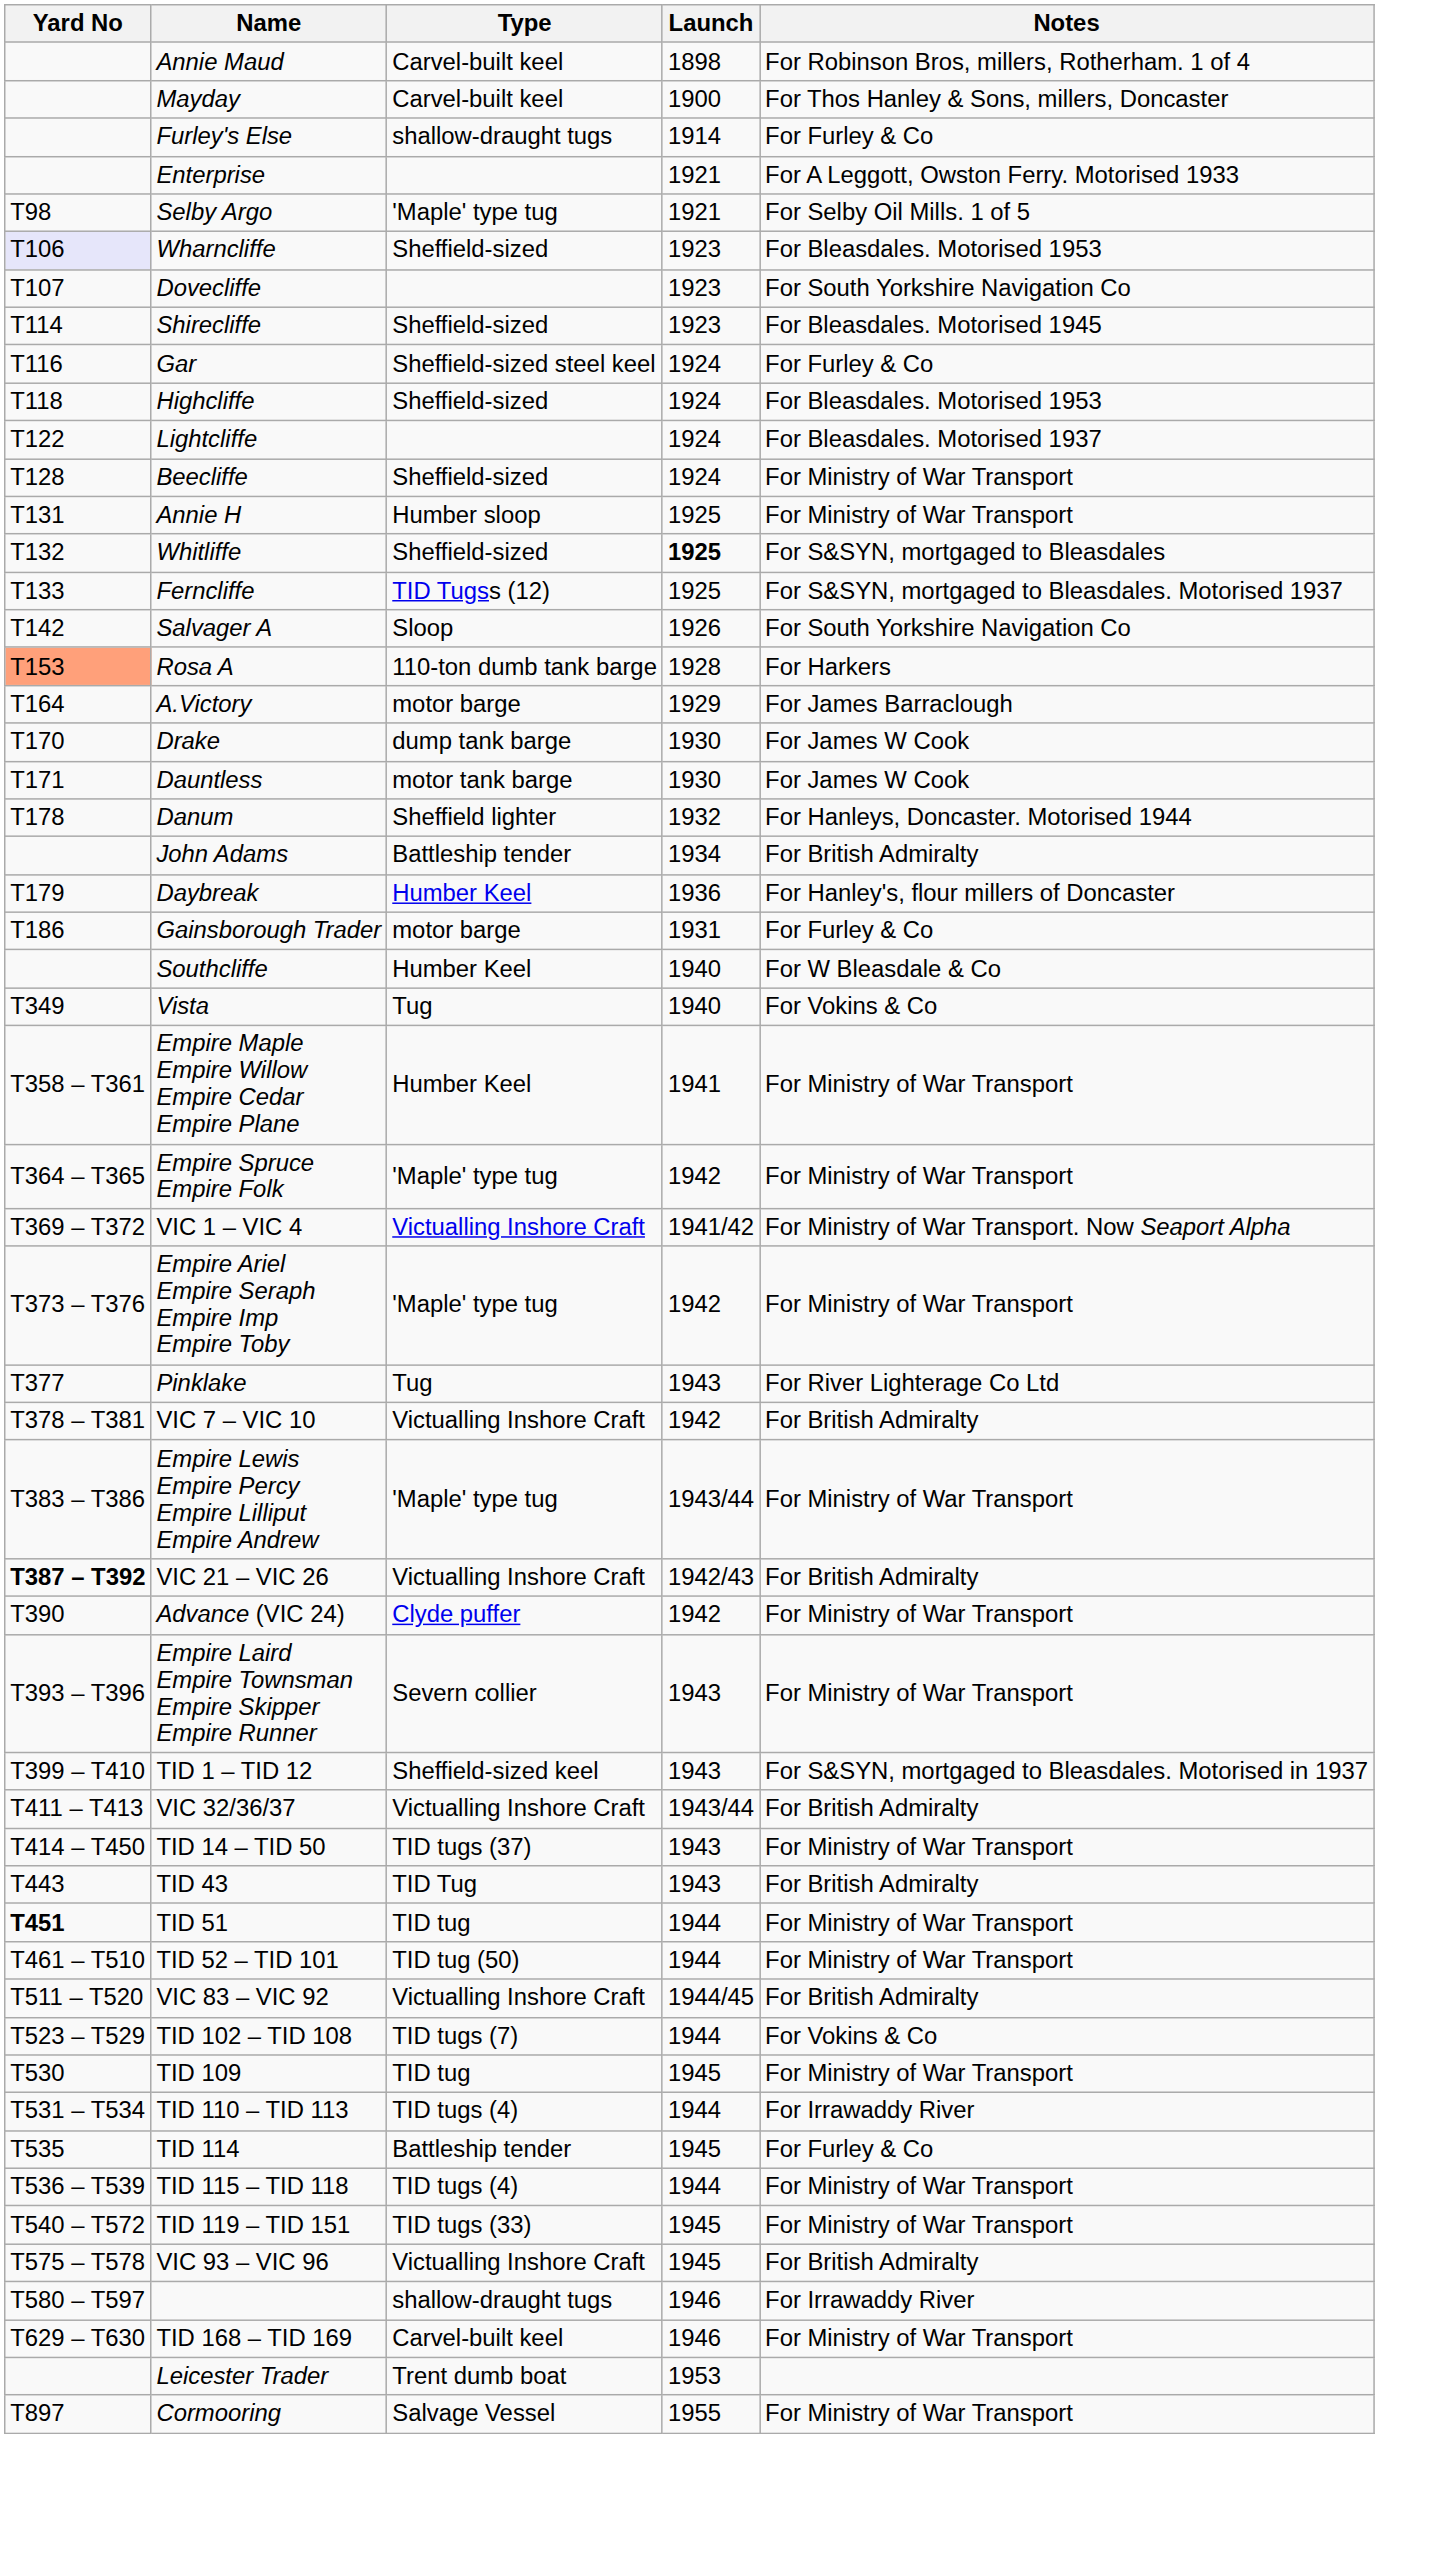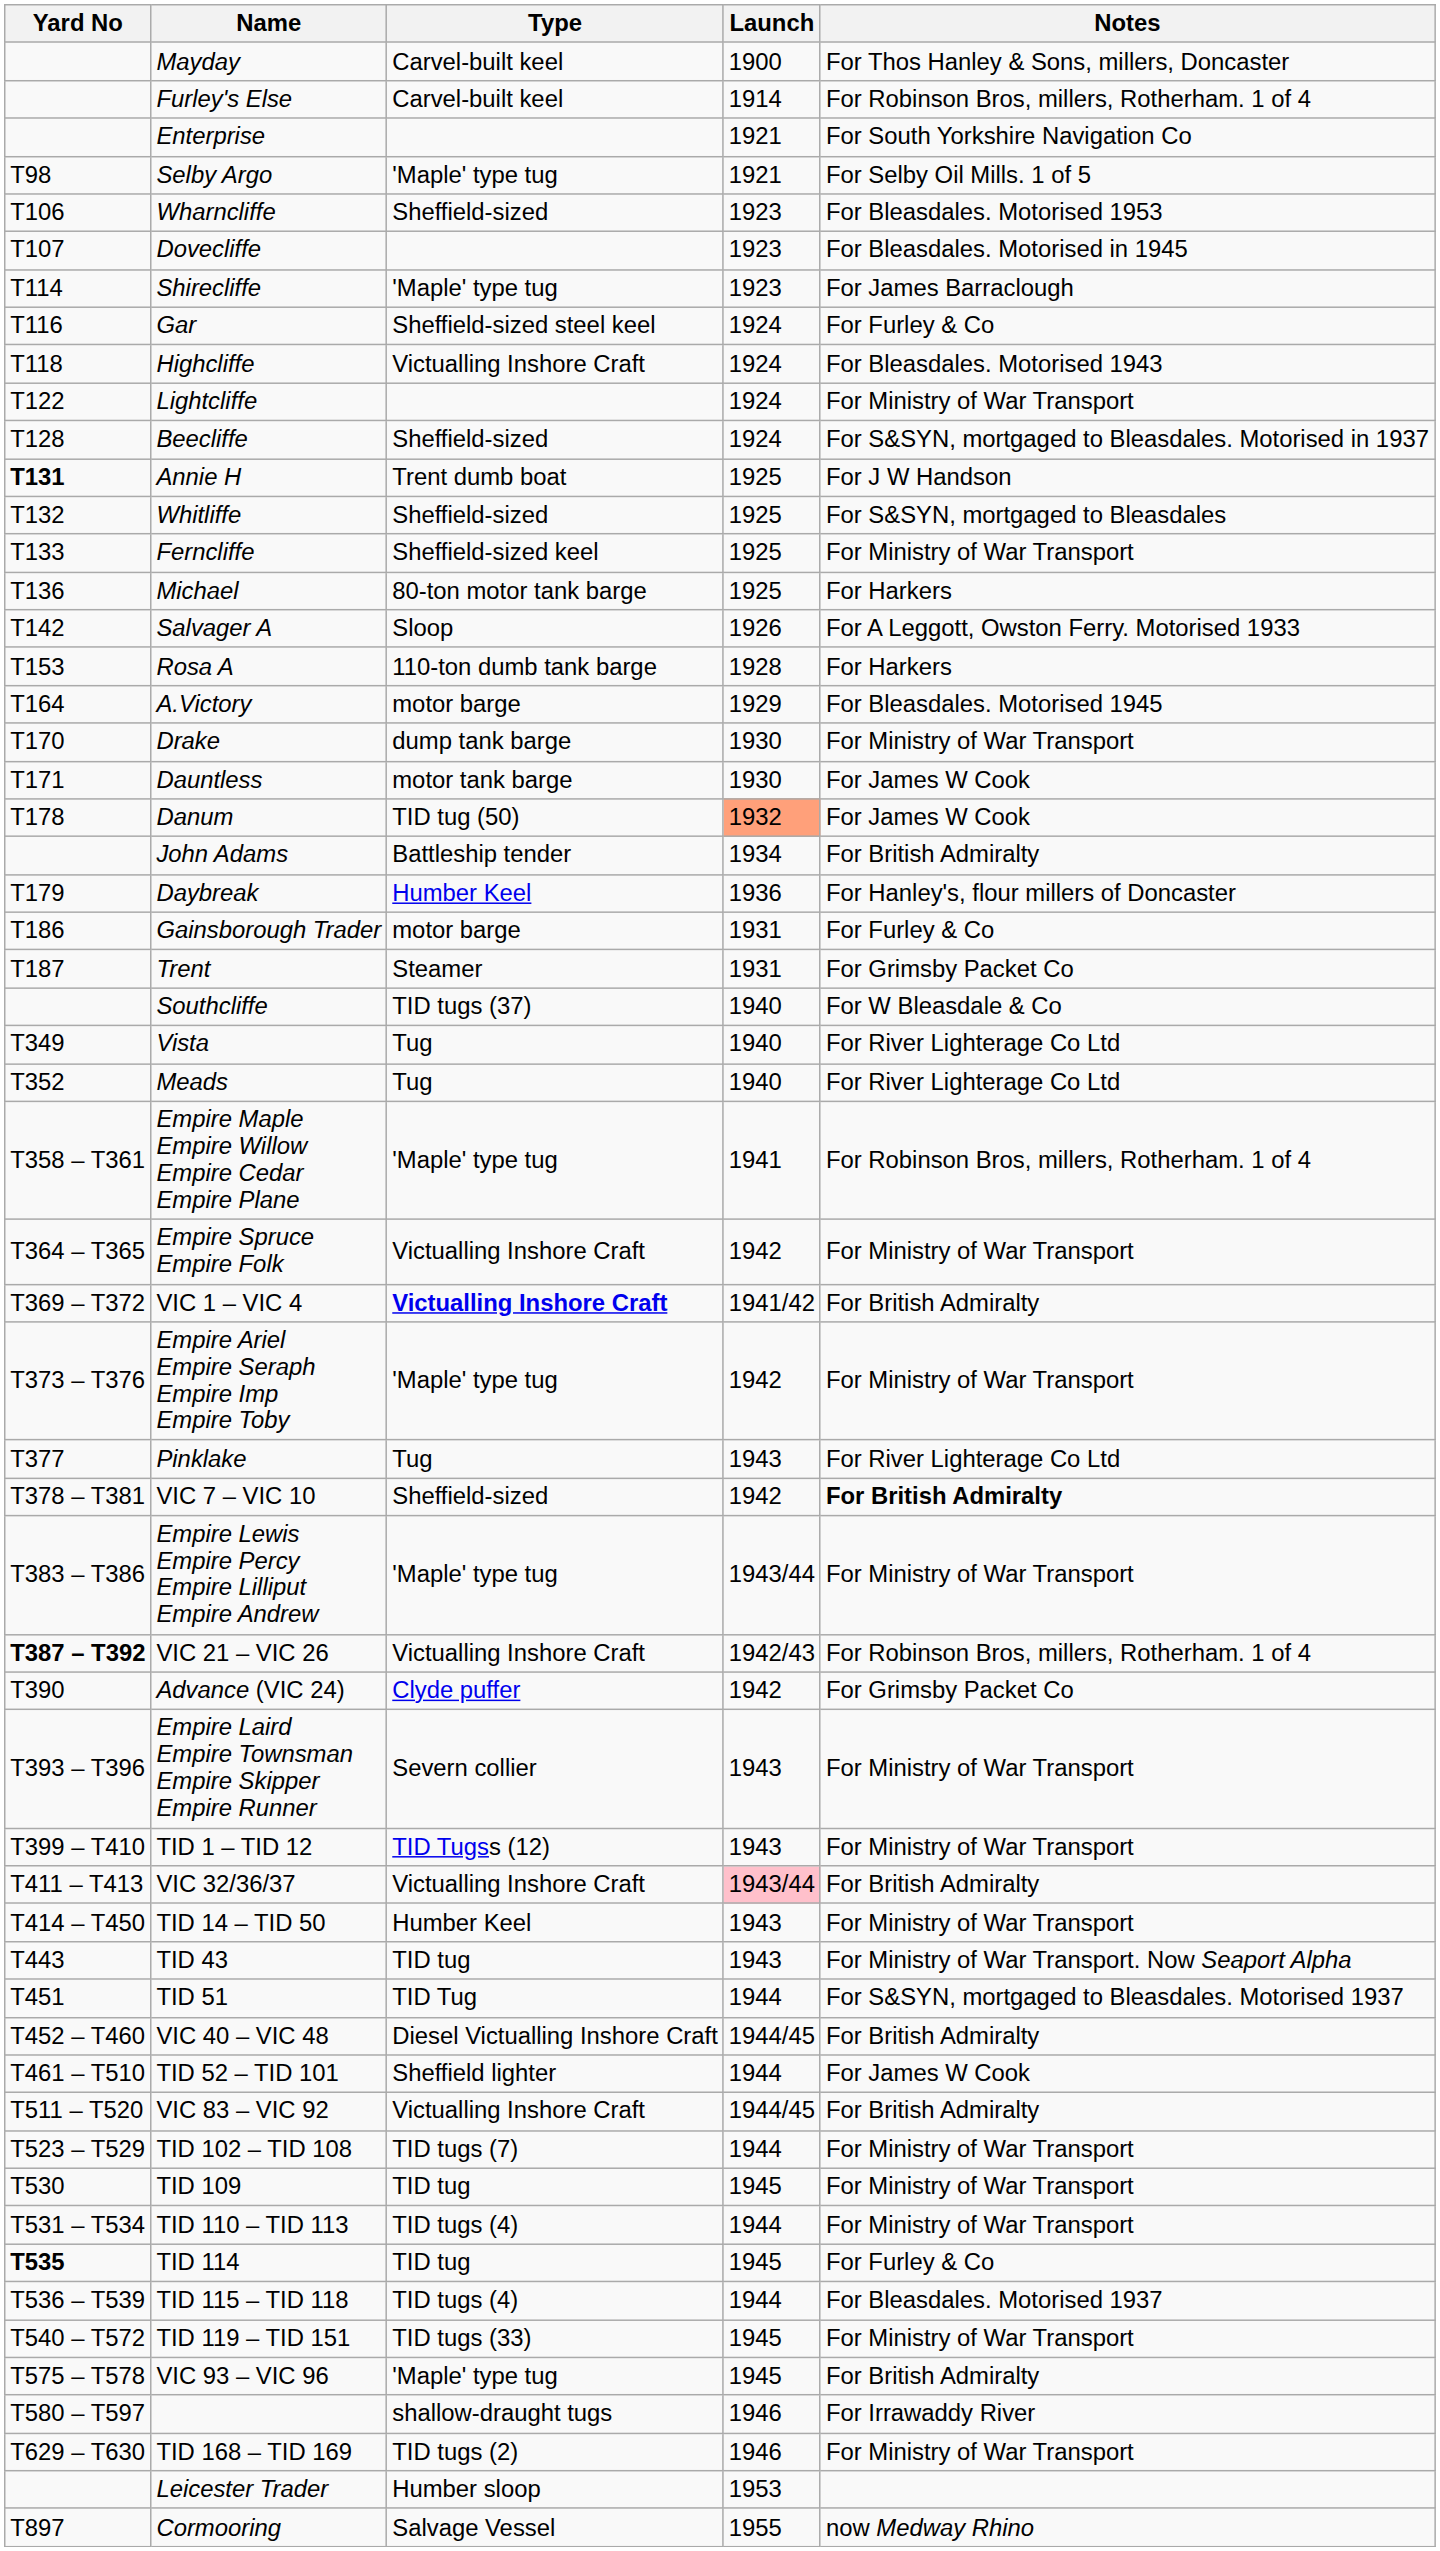- row: (220, 61)
(502, 136) shallow-draught tugs -> (478, 99) Carvel-built keel
(849, 136) For Furley & Co -> (1068, 99) For Robinson Bros, millers, Rotherham. 1 of 4
(1002, 174) For A Leggott, Owston Ferry. Motorised 1933 -> (1009, 136) For South Yorkshire Navigation Co
(37, 250) lavender background -> (37, 212) no background
(948, 288) For South Yorkshire Navigation Co -> (1007, 250) For Bleasdales. Motorised in 1945
(470, 325) Sheffield-sized -> (475, 288) 'Maple' type tug
(933, 325) For Bleasdales. Motorised 1945 -> (950, 288) For James Barraclough
(470, 401) Sheffield-sized -> (519, 363) Victualling Inshore Craft
(933, 401) For Bleasdales. Motorised 1953 -> (994, 363) For Bleasdales. Motorised 1943
(933, 439) For Bleasdales. Motorised 1937 -> (980, 401) For Ministry of War Transport
(919, 477) For Ministry of War Transport -> (1127, 439) For S&SYN, mortgaged to Bleasdales. Motorised in 1937
(37, 514) normal -> (37, 477) bold
(466, 514) Humber sloop -> (479, 477) Trent dumb boat
(919, 514) For Ministry of War Transport -> (919, 477) For J W Handson
(694, 552) bold -> (755, 514) normal
(471, 590) TID Tugss (12) -> (495, 552) Sheffield-sized keel
(1054, 590) For S&SYN, mortgaged to Bleasdales. Motorised 1937 -> (980, 552) For Ministry of War Transport
+ row: (198, 590)
(948, 628) For South Yorkshire Navigation Co -> (1063, 628) For A Leggott, Owston Ferry. Motorised 1933
(37, 666) lightsalmon background -> (37, 666) no background
(889, 703) For James Barraclough -> (994, 703) For Bleasdales. Motorised 1945
(867, 741) For James W Cook -> (980, 741) For Ministry of War Transport
(474, 817) Sheffield lighter -> (456, 817) TID tug (50)
(694, 817) no background -> (755, 817) lightsalmon background
(978, 817) For Hanleys, Doncaster. Motorised 1944 -> (928, 817) For James W Cook
+ row: (183, 968)
(462, 968) Humber Keel -> (462, 1006) TID tugs (37)
(851, 1006) For Vokins & Co -> (973, 1044) For River Lighterage Co Ltd
+ row: (192, 1082)
(462, 1084) Humber Keel -> (475, 1160) 'Maple' type tug
(919, 1084) For Ministry of War Transport -> (1068, 1160) For Robinson Bros, millers, Rotherham. 1 of 4
(475, 1175) 'Maple' type tug -> (519, 1251) Victualling Inshore Craft
(519, 1227) normal -> (530, 1302) bold
(1028, 1227) For Ministry of War Transport. Now Seaport Alpha -> (933, 1302) For British Admiralty
(519, 1421) Victualling Inshore Craft -> (470, 1496) Sheffield-sized
(872, 1421) normal -> (944, 1496) bold
(872, 1577) For British Admiralty -> (1068, 1652) For Robinson Bros, millers, Rotherham. 1 of 4
(919, 1614) For Ministry of War Transport -> (950, 1690) For Grimsby Packet Co
(495, 1770) Sheffield-sized keel -> (471, 1846) TID Tugss (12)
(1067, 1770) For S&SYN, mortgaged to Bleasdales. Motorised in 1937 -> (980, 1846) For Ministry of War Transport
(711, 1808) no background -> (772, 1884) pink background
(462, 1846) TID tugs (37) -> (462, 1922) Humber Keel
(435, 1884) TID Tug -> (431, 1960) TID tug
(872, 1884) For British Admiralty -> (1089, 1960) For Ministry of War Transport. Now Seaport Alpha
(37, 1922) bold -> (37, 1997) normal
(431, 1922) TID tug -> (435, 1997) TID Tug
(919, 1922) For Ministry of War Transport -> (1115, 1997) For S&SYN, mortgaged to Bleasdales. Motorised 1937
+ row: (243, 2035)
(456, 1960) TID tug (50) -> (474, 2073) Sheffield lighter
(919, 1960) For Ministry of War Transport -> (928, 2073) For James W Cook
(851, 2035) For Vokins & Co -> (980, 2149) For Ministry of War Transport
(870, 2111) For Irrawaddy River -> (980, 2224) For Ministry of War Transport
(37, 2149) normal -> (37, 2262) bold
(482, 2149) Battleship tender -> (431, 2262) TID tug
(919, 2186) For Ministry of War Transport -> (994, 2300) For Bleasdales. Motorised 1937
(519, 2262) Victualling Inshore Craft -> (475, 2375) 'Maple' type tug
(478, 2338) Carvel-built keel -> (455, 2451) TID tugs (2)
(479, 2375) Trent dumb boat -> (466, 2489) Humber sloop
(919, 2413) For Ministry of War Transport -> (930, 2527) now Medway Rhino
